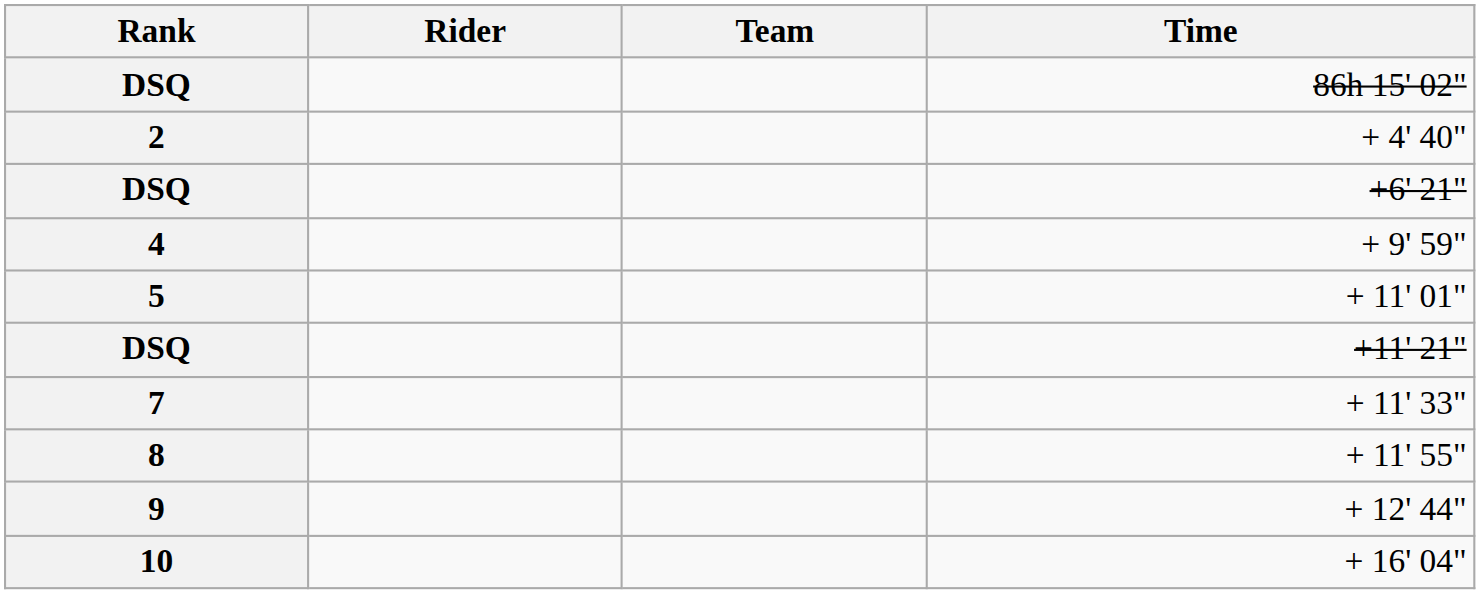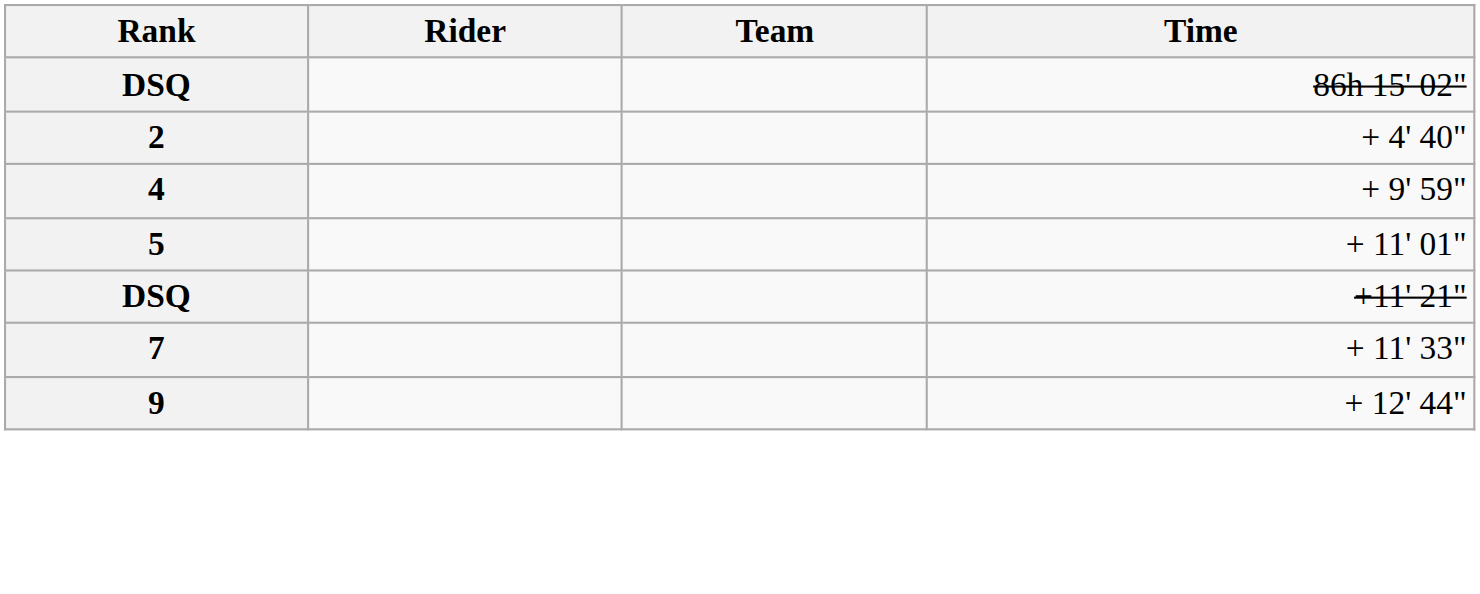- row: (1418, 190)
- row: (1406, 455)
- row: (1406, 561)
